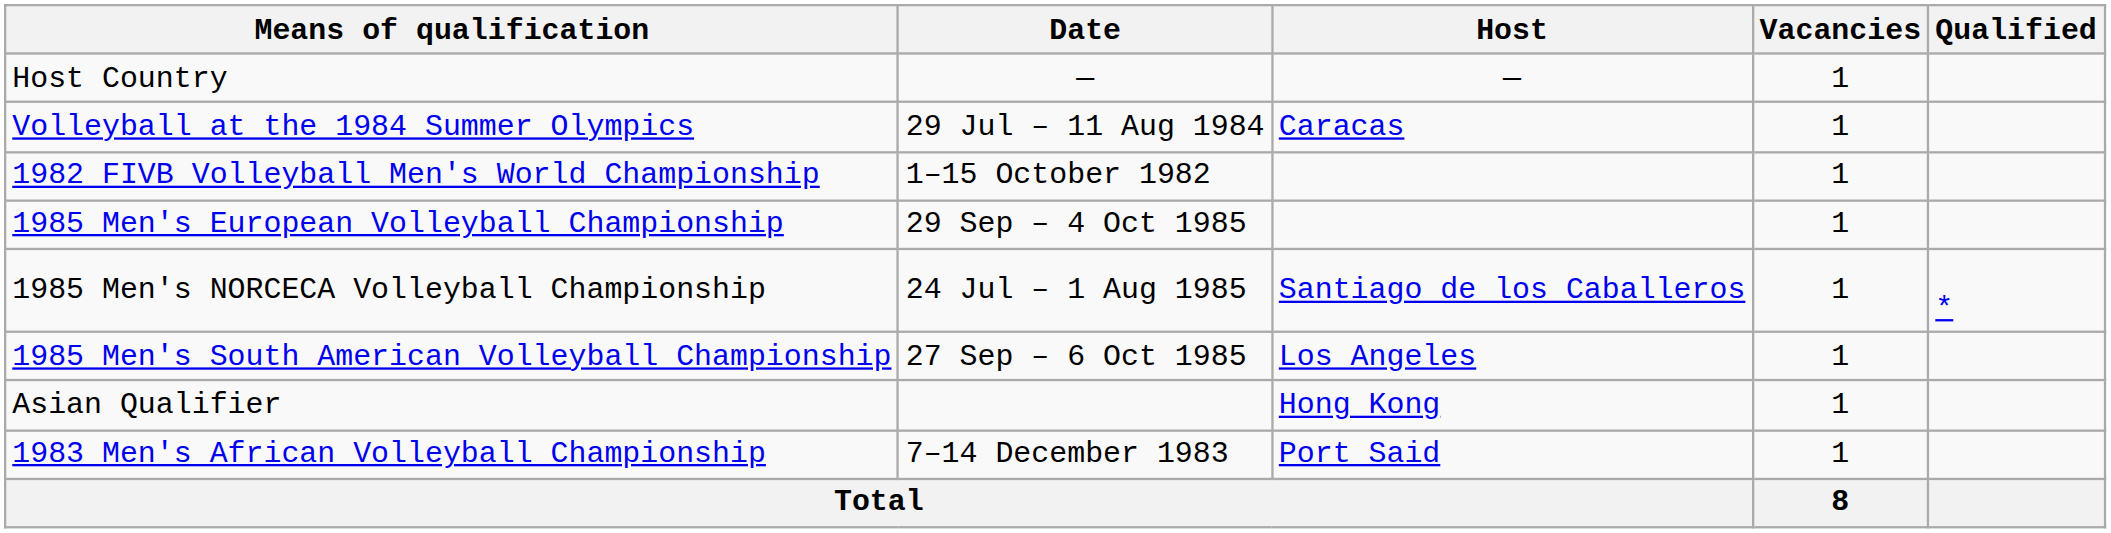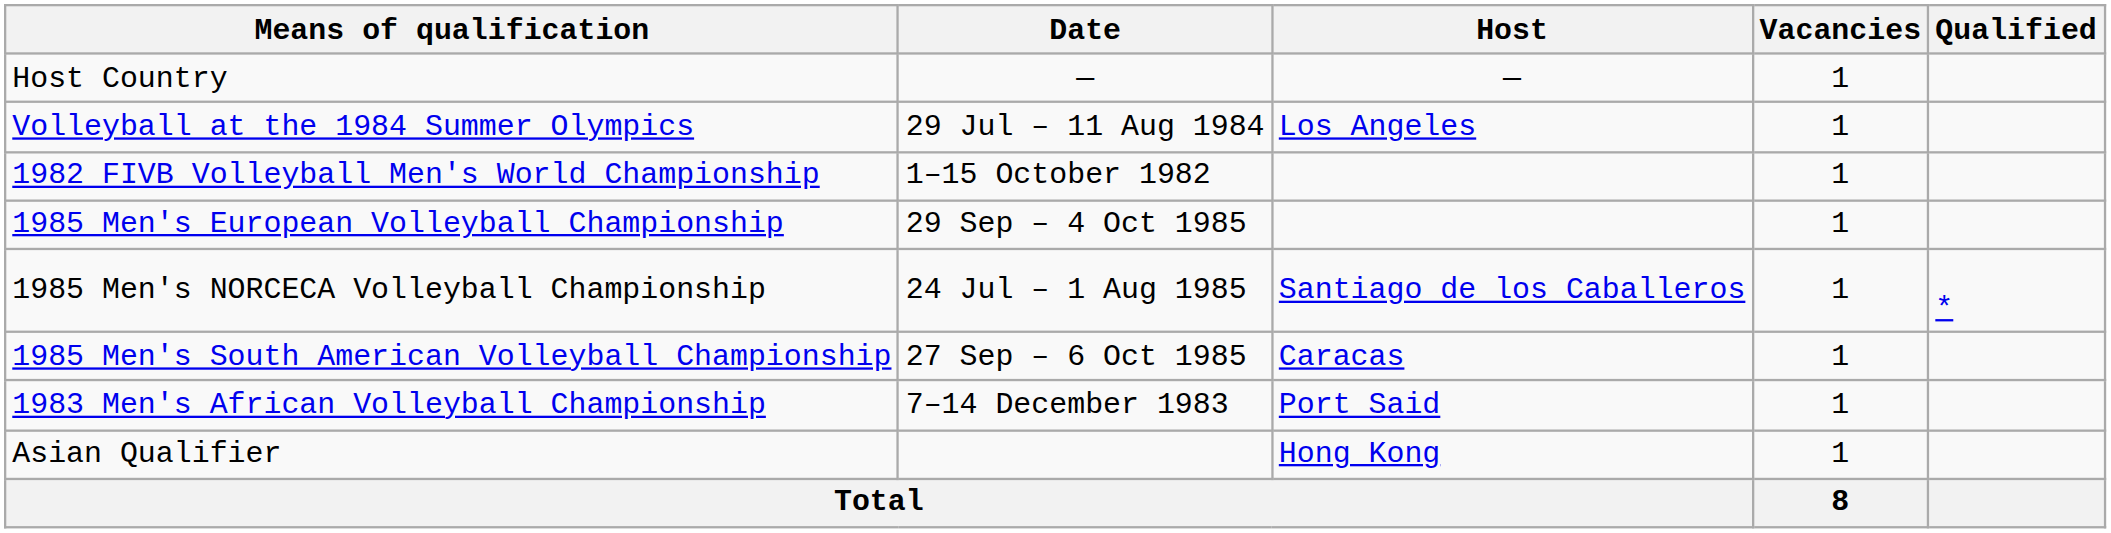(1342, 127) Caracas -> (1378, 127) Los Angeles
(1378, 356) Los Angeles -> (1342, 356) Caracas
rows swapped: (147, 405) <-> (389, 454)
